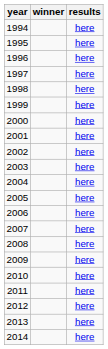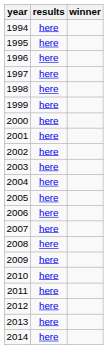columns swapped: (48, 12) <-> (85, 12)
